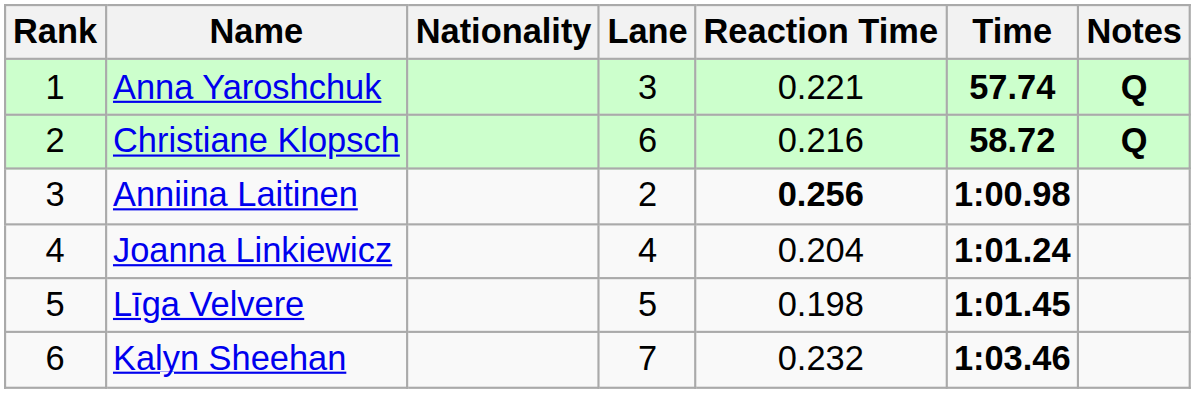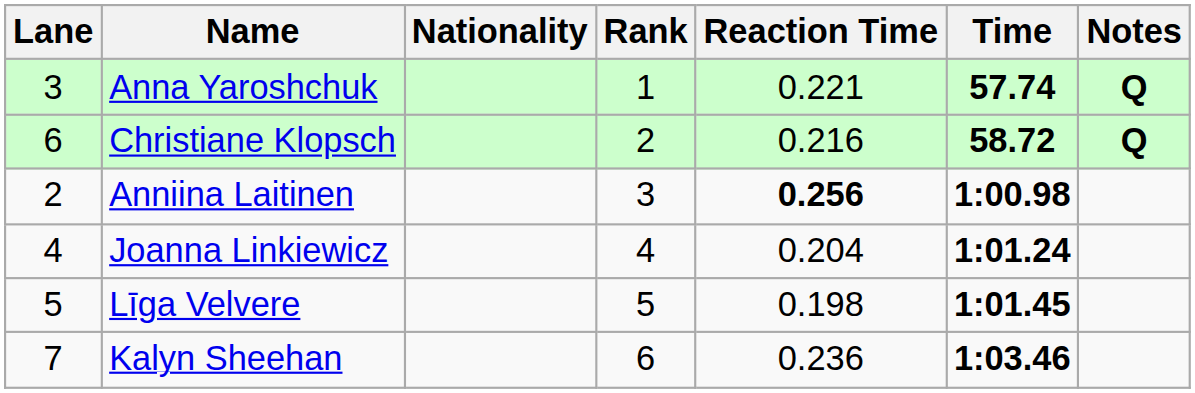columns swapped: (55, 31) <-> (648, 31)
(821, 359) 0.232 -> (821, 359) 0.236
